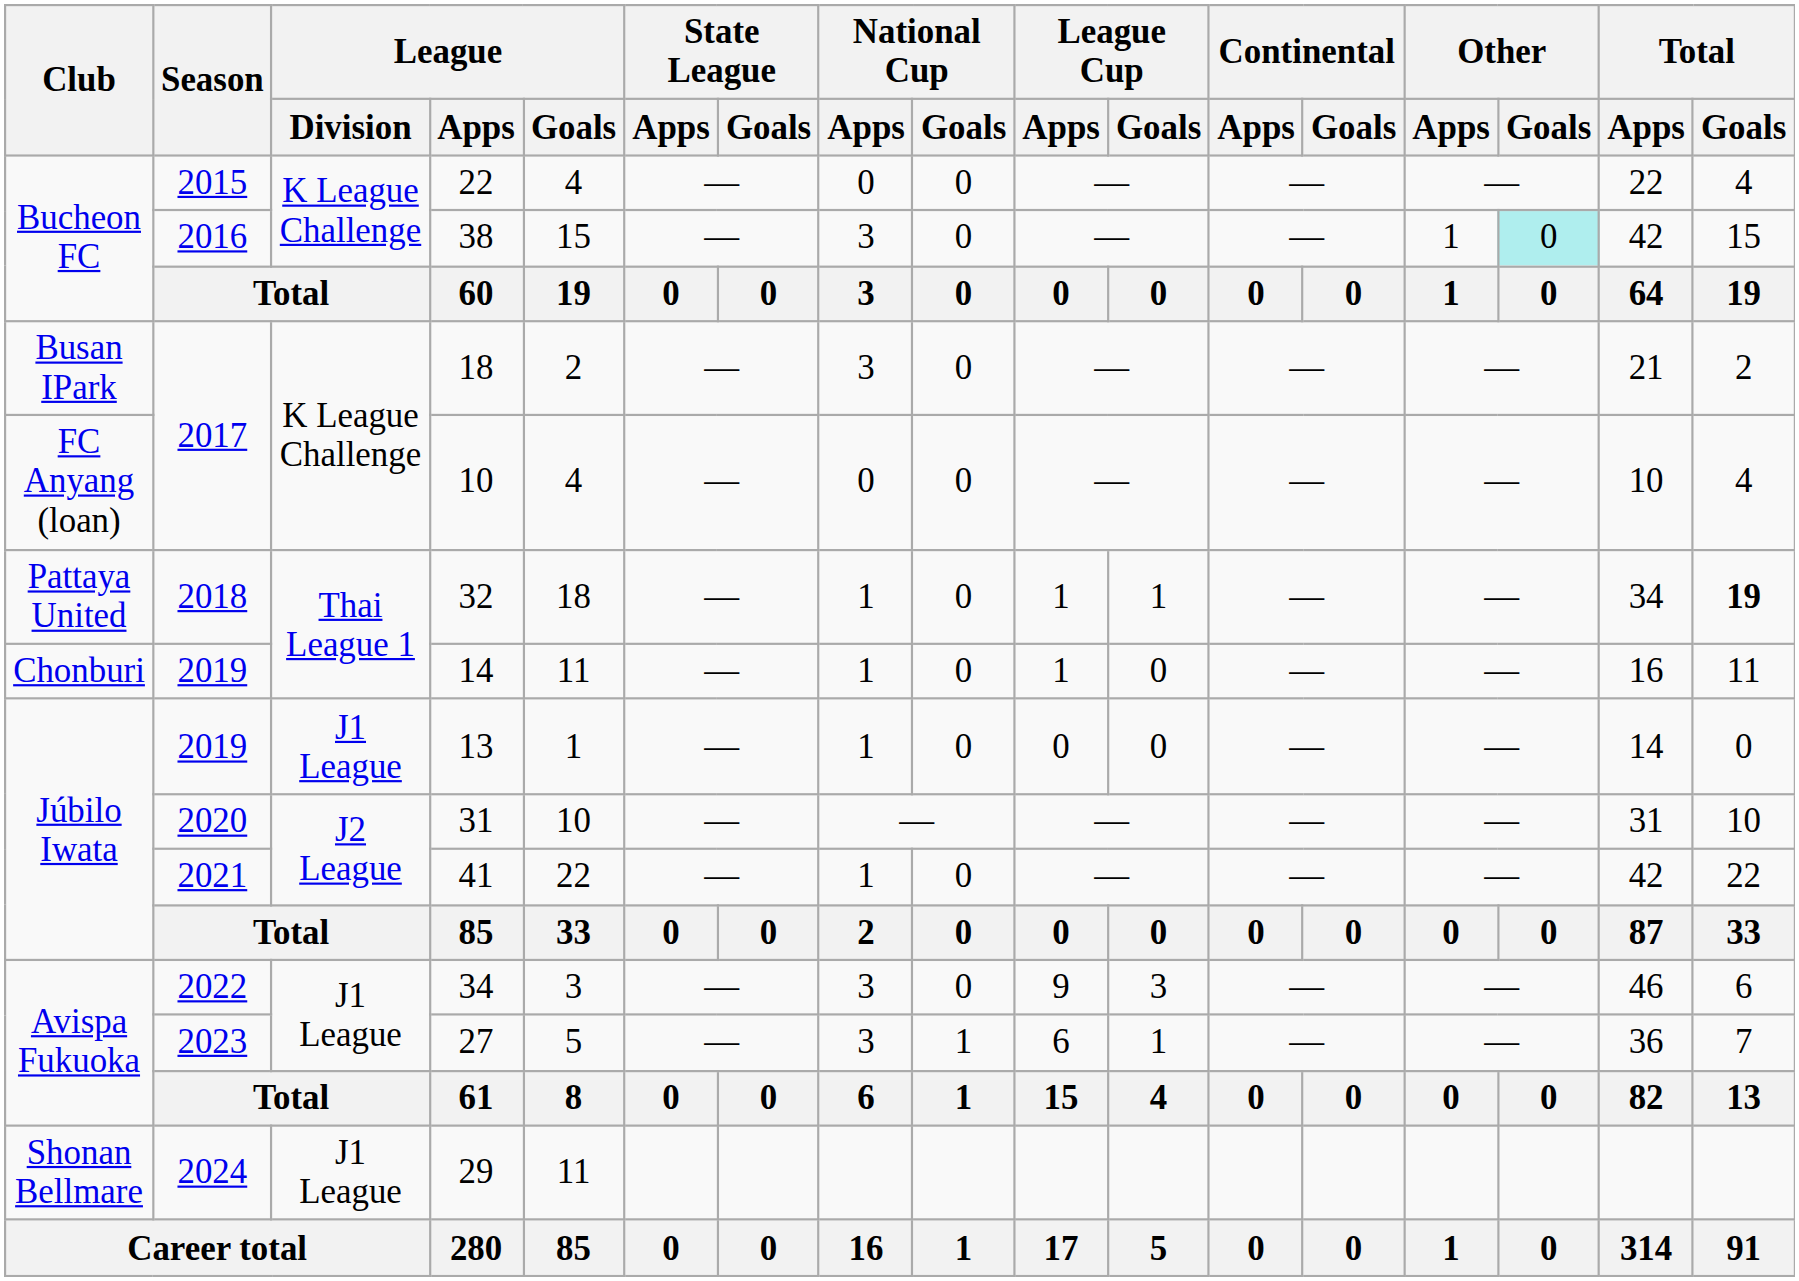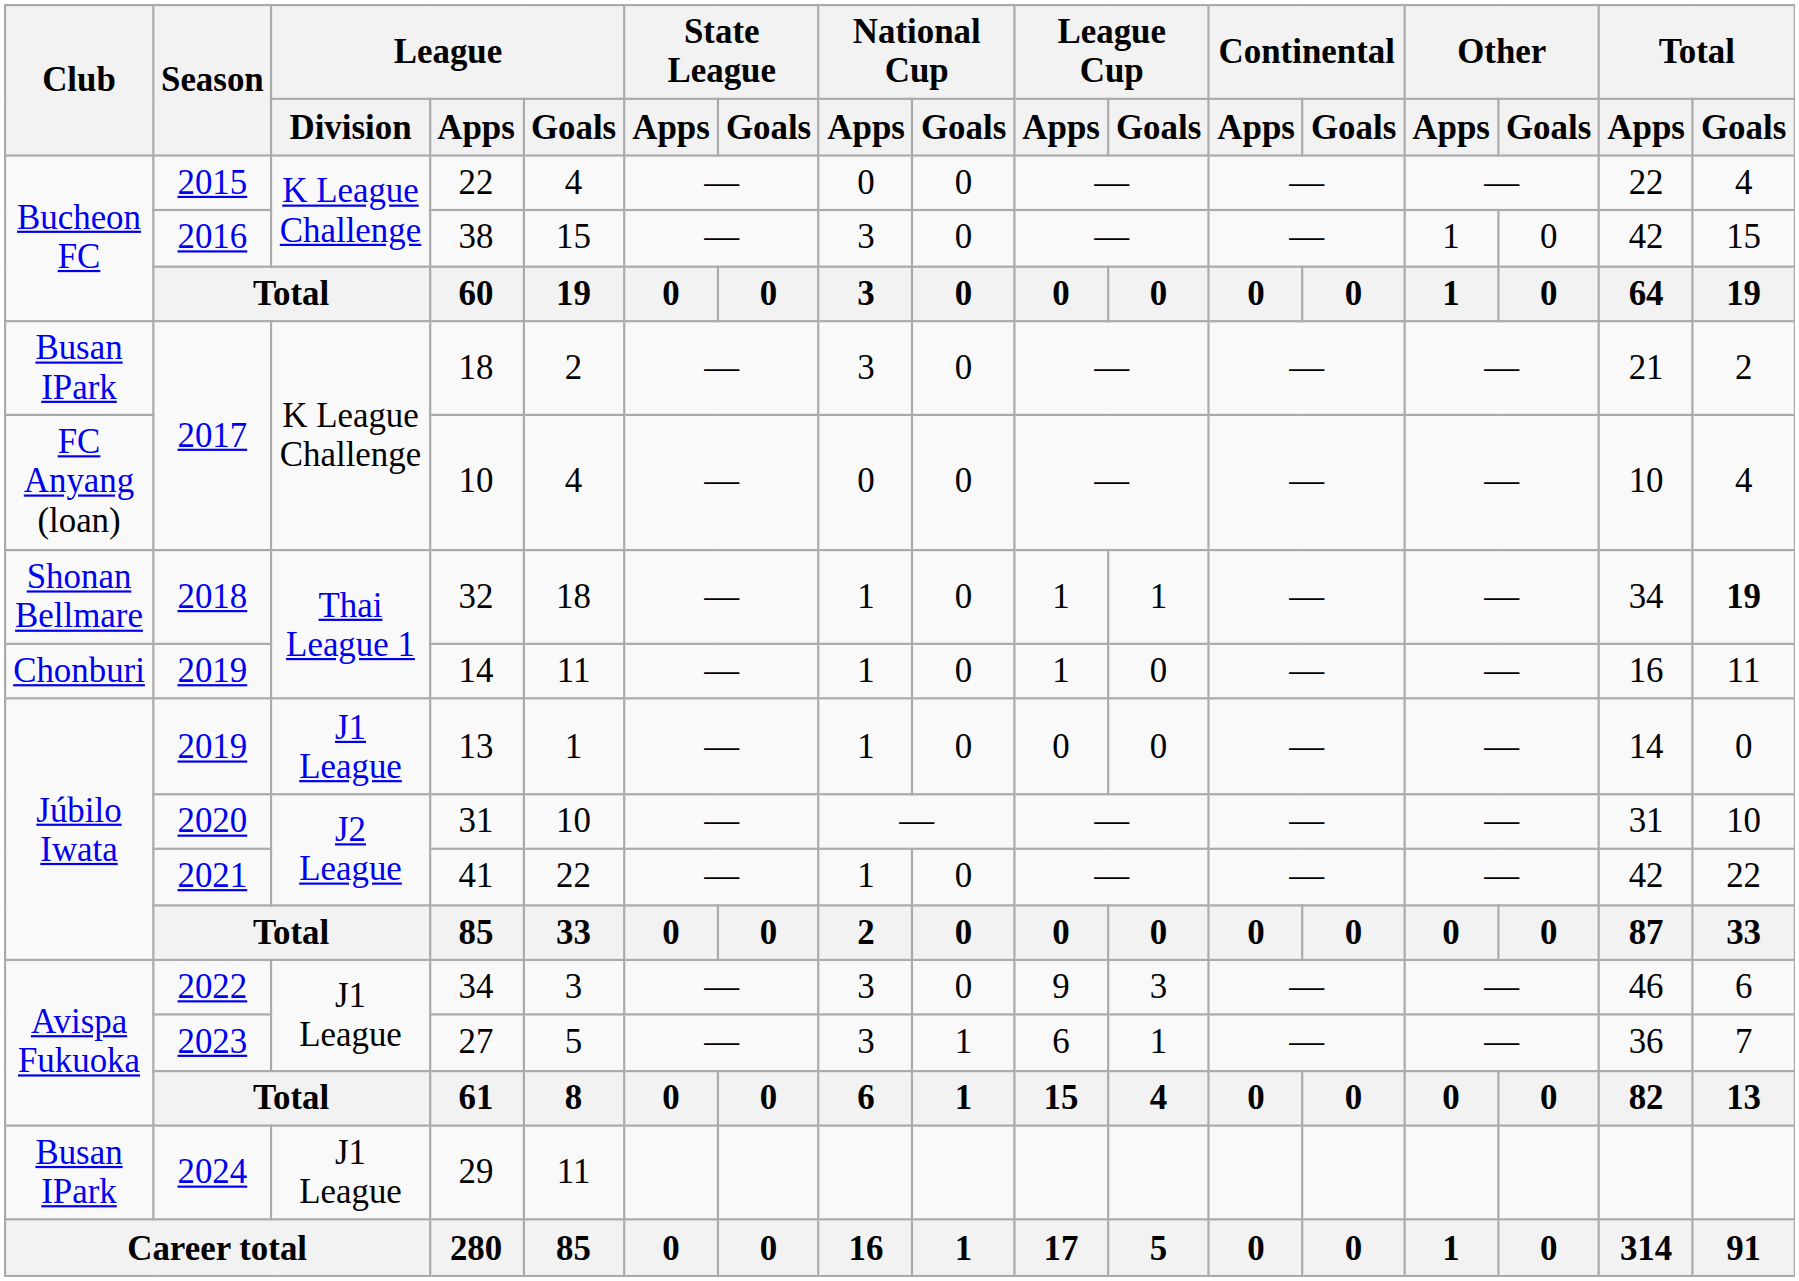(1549, 237) paleturquoise background -> (1549, 237) no background
(79, 595) Pattaya United -> (79, 595) Shonan Bellmare
(79, 1172) Shonan Bellmare -> (79, 1172) Busan IPark
